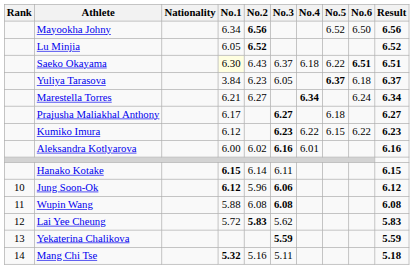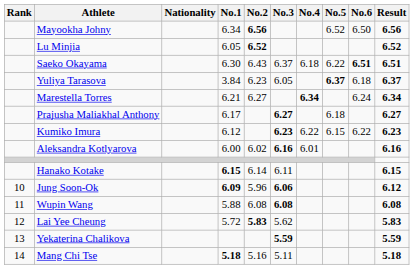(231, 64) lightyellow background -> (231, 64) no background
(231, 187) 6.12 -> (231, 187) 6.09
(231, 255) 5.32 -> (231, 255) 5.18
